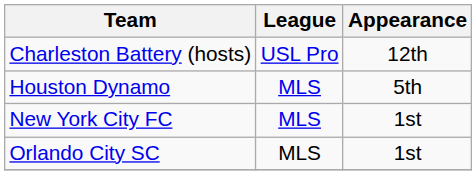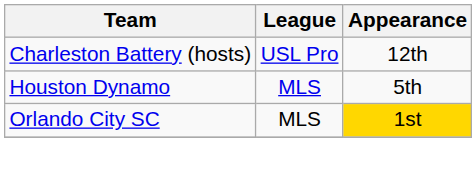- row: (91, 119)
(408, 152) no background -> (408, 119) gold background
